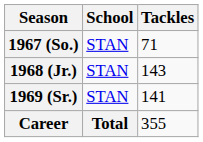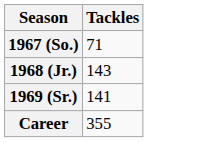- column: (110, 17)
